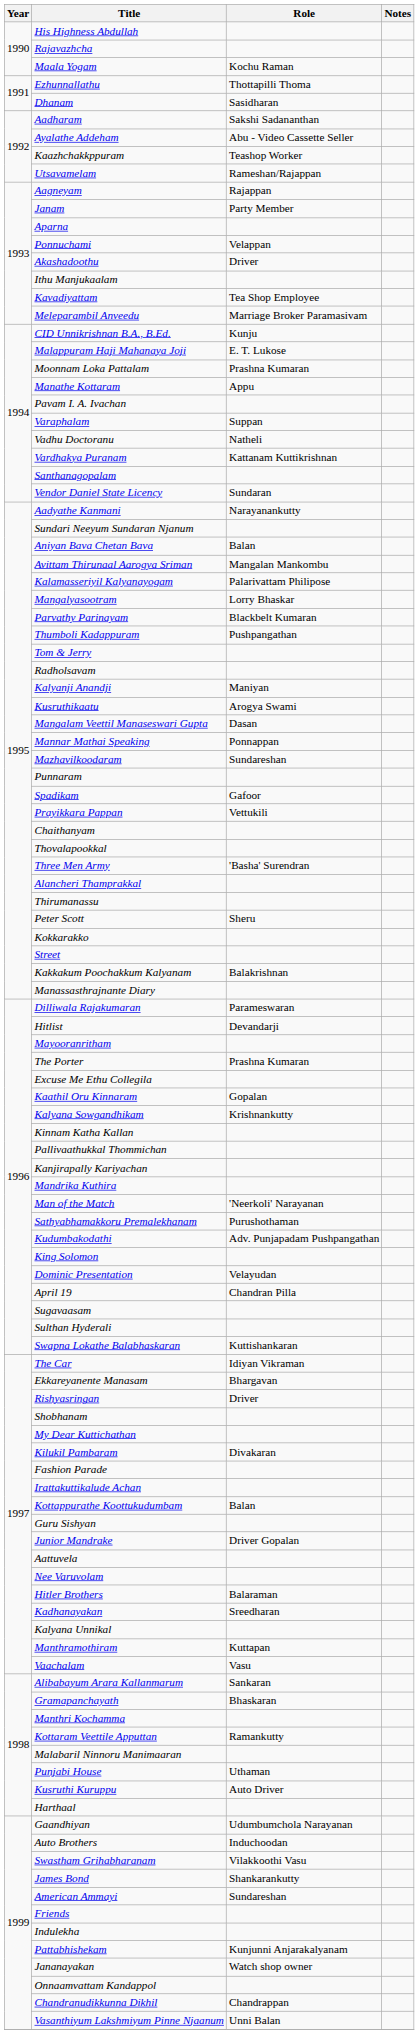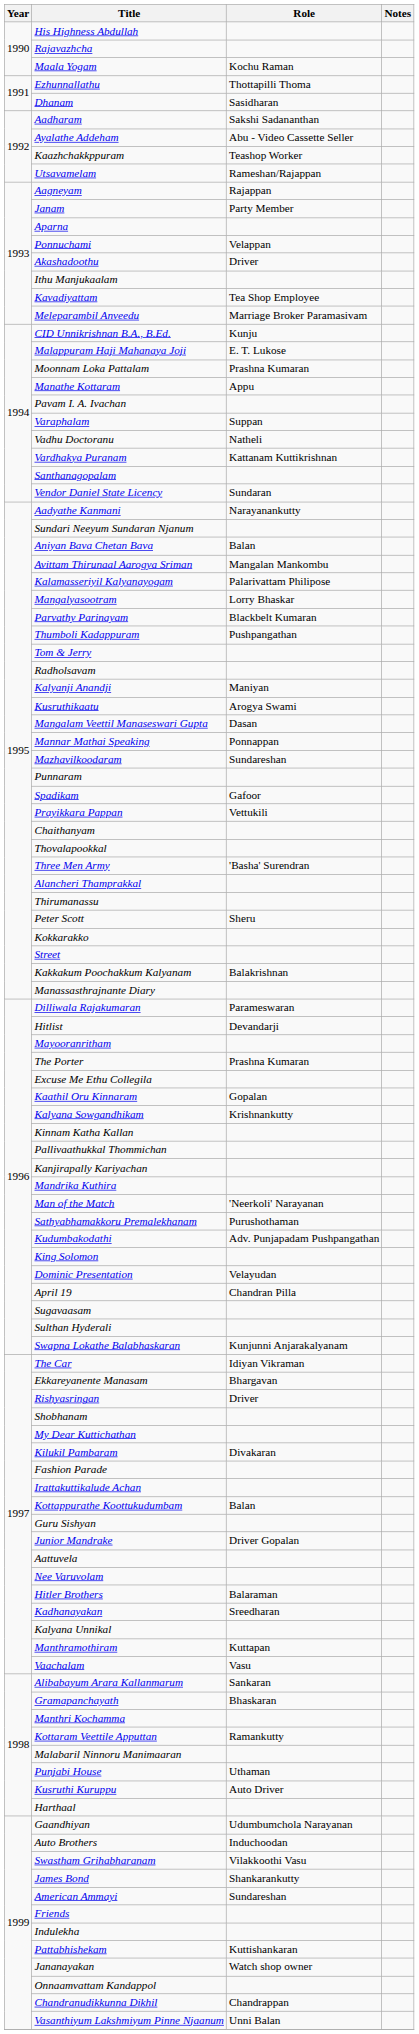(263, 1345) Kuttishankaran -> (288, 1345) Kunjunni Anjarakalyanam
(288, 1949) Kunjunni Anjarakalyanam -> (263, 1949) Kuttishankaran
